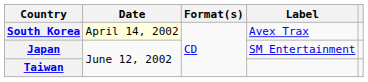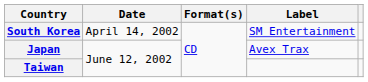(132, 31) lightyellow background -> (132, 31) no background
(279, 31) Avex Trax -> (302, 31) SM Entertainment
(302, 49) SM Entertainment -> (279, 49) Avex Trax
